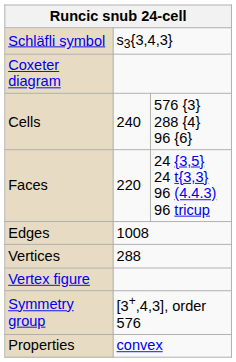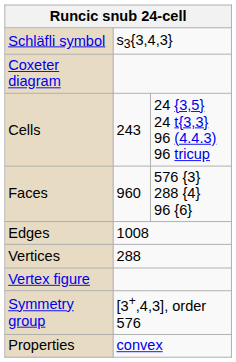(129, 121) 240 -> (129, 129) 243
(177, 121) 576 {3} 288 {4} 96 {6} -> (185, 129) 24 {3,5} 24 t{3,3} 96 (4.4.3) 96 tricup
(129, 185) 220 -> (129, 193) 960
(185, 185) 24 {3,5} 24 t{3,3} 96 (4.4.3) 96 tricup -> (177, 193) 576 {3} 288 {4} 96 {6}
